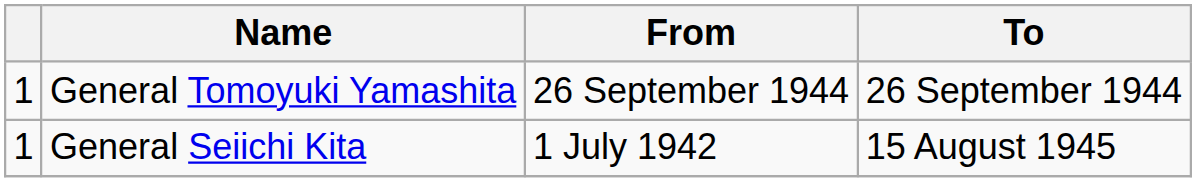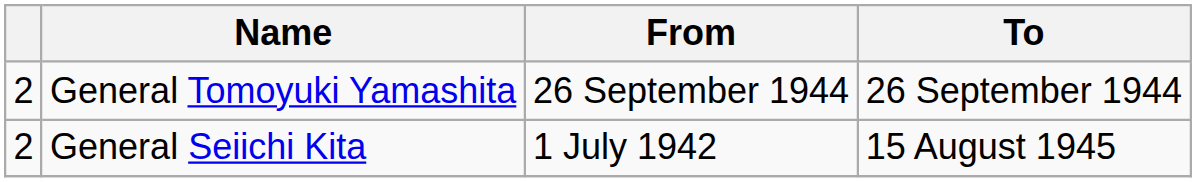(23, 90) 1 -> (23, 90) 2
(23, 147) 1 -> (23, 147) 2
